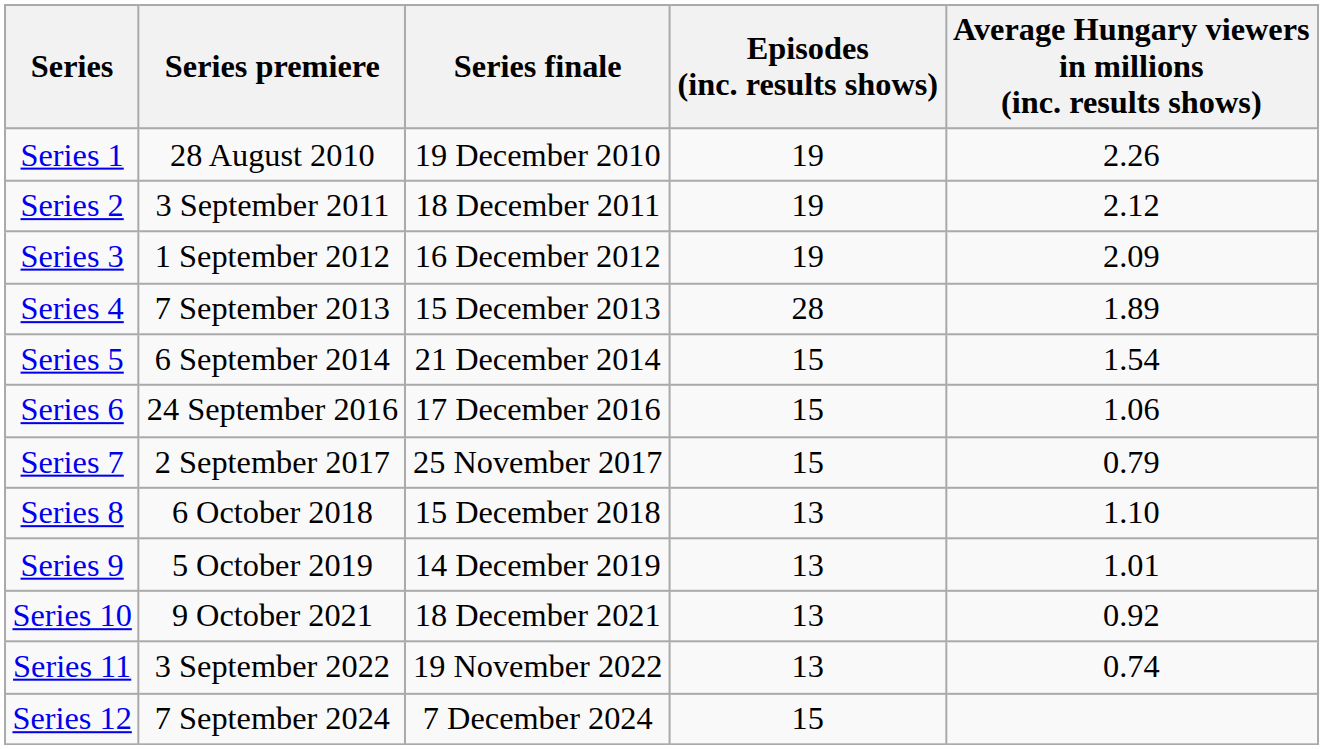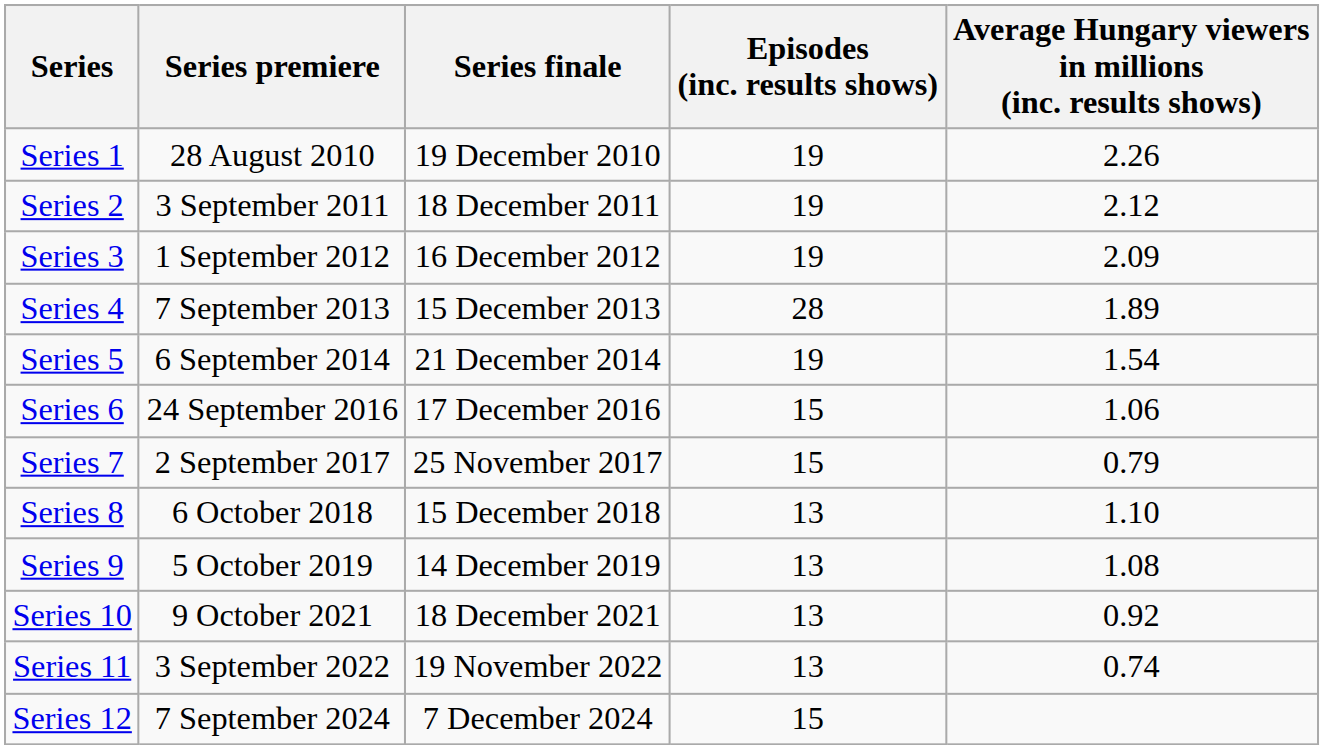(808, 359) 15 -> (808, 359) 19
(1131, 564) 1.01 -> (1131, 564) 1.08
